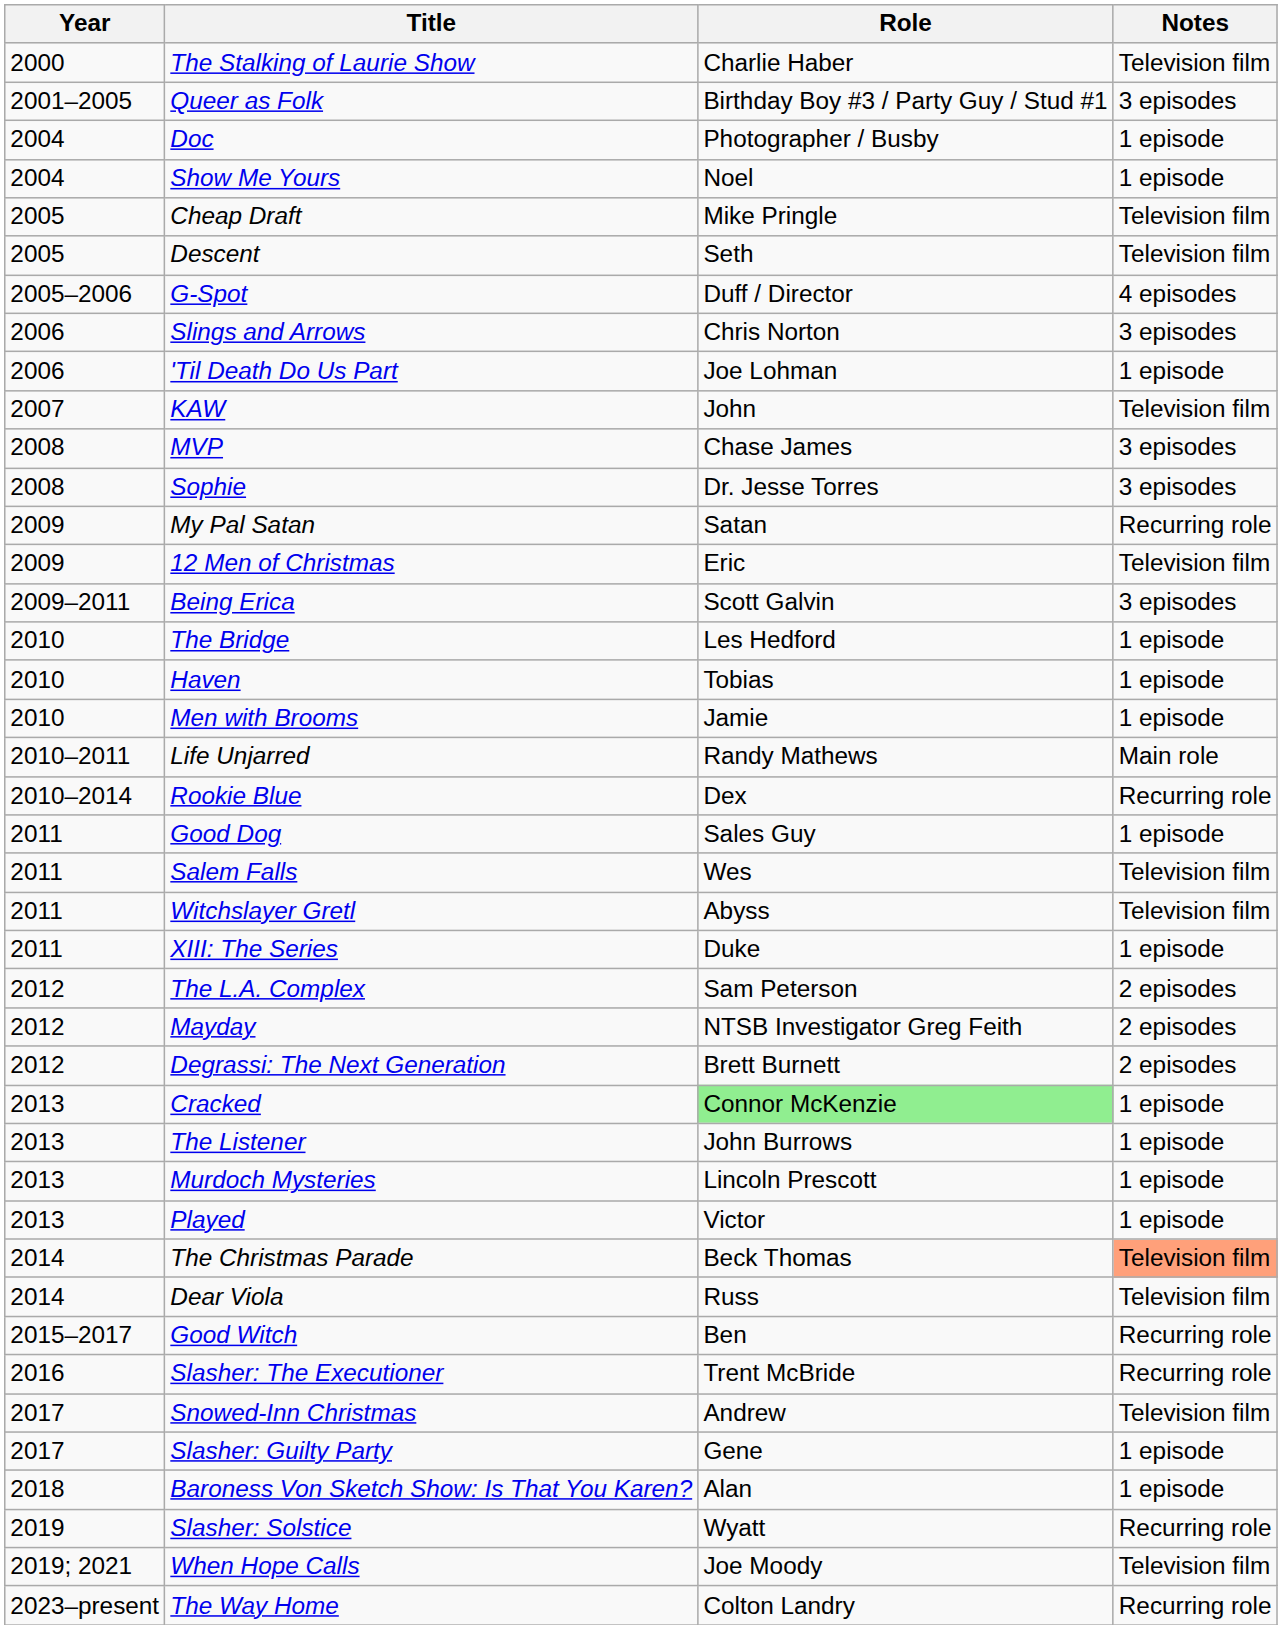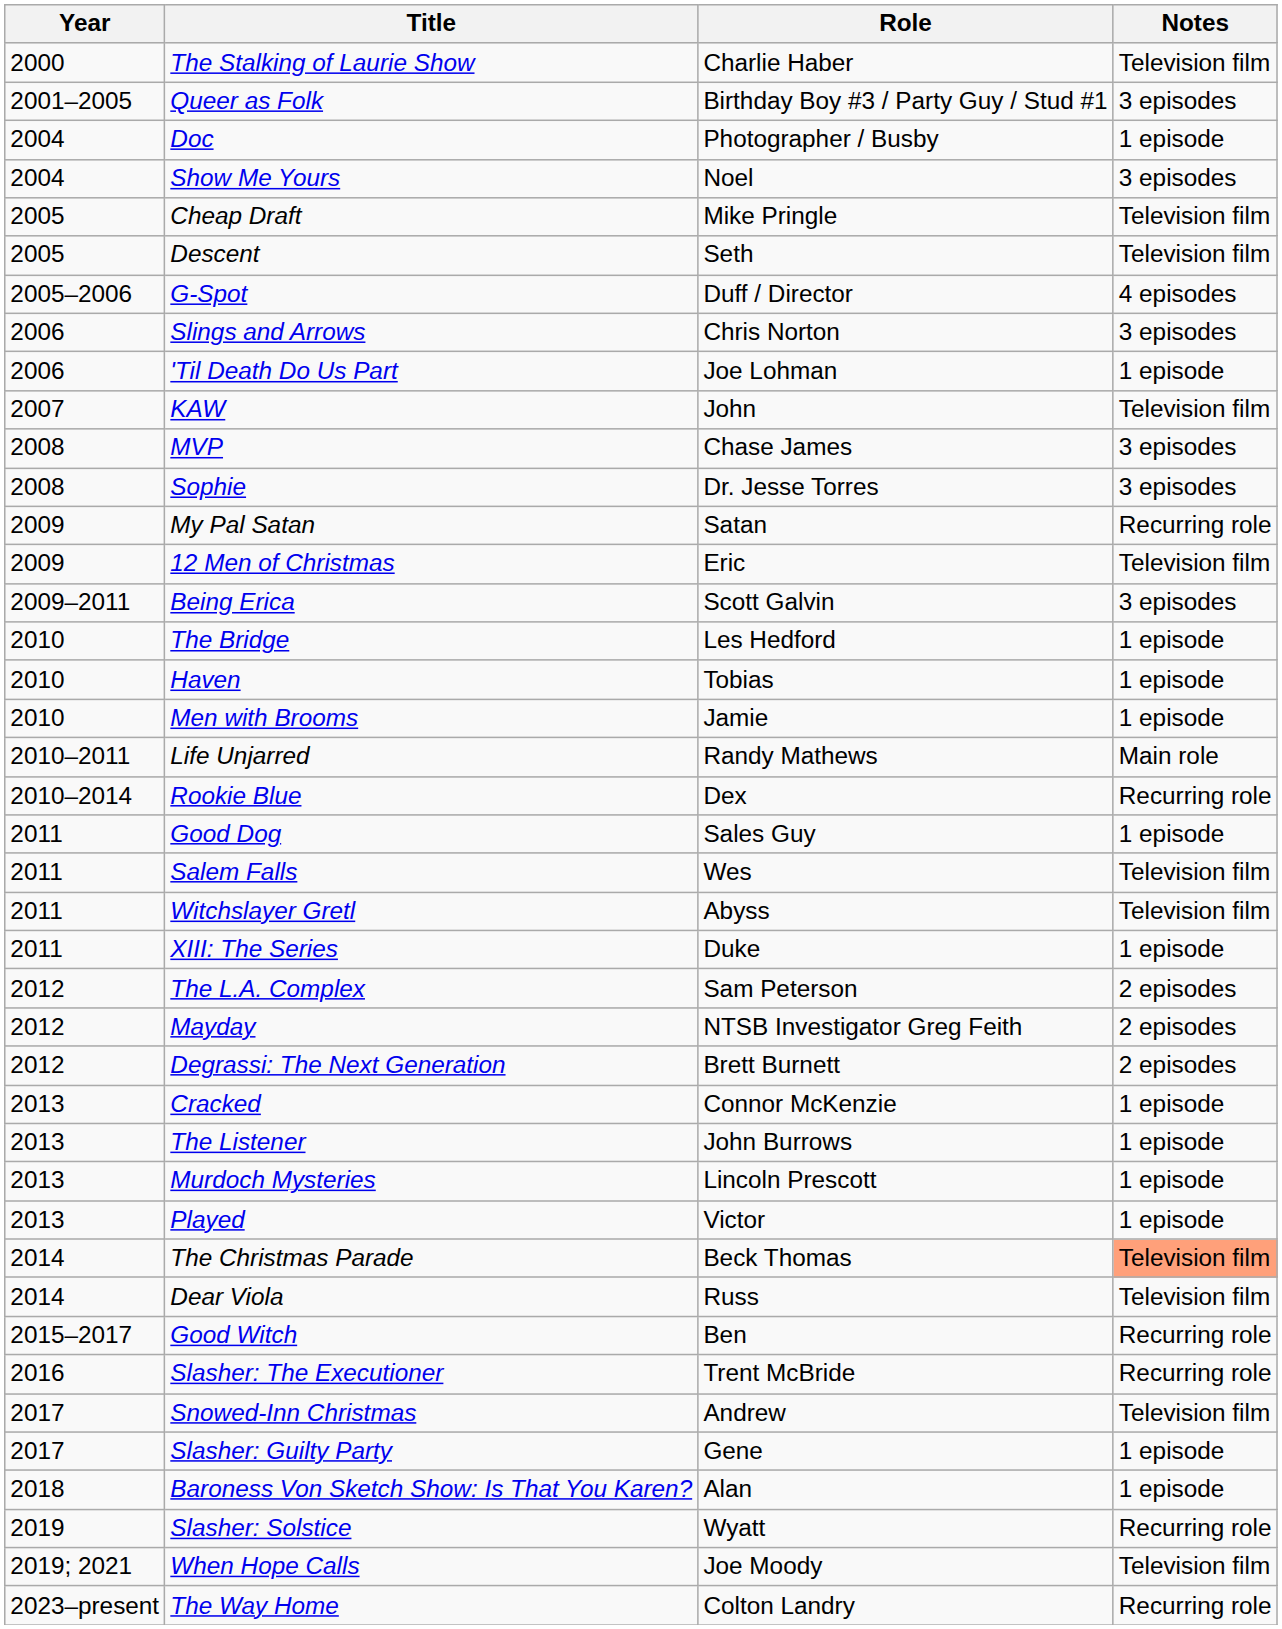(1172, 178) 1 episode -> (1178, 178) 3 episodes
(800, 1103) lightgreen background -> (800, 1103) no background
